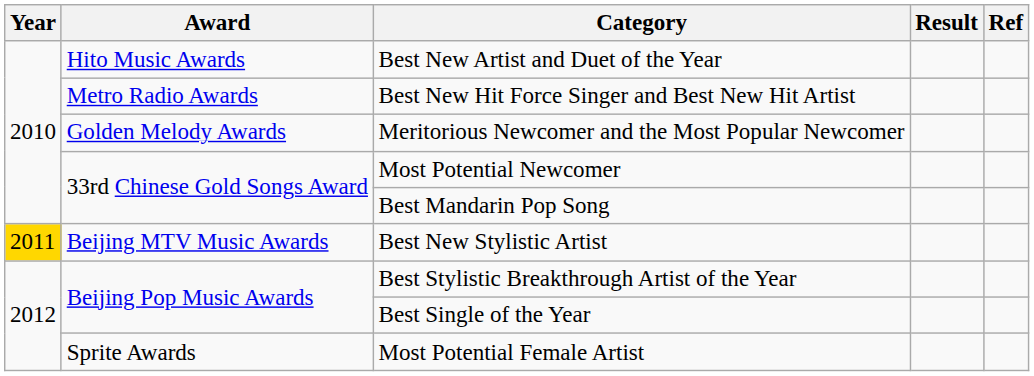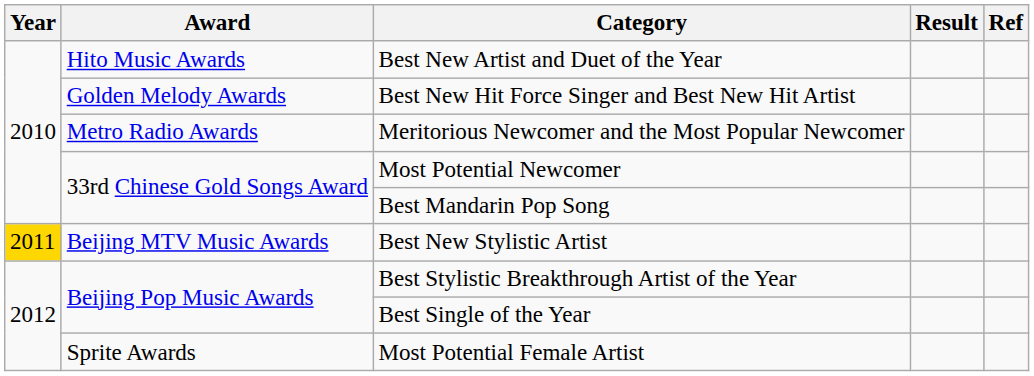(162, 95) Metro Radio Awards -> (176, 95) Golden Melody Awards
(176, 132) Golden Melody Awards -> (162, 132) Metro Radio Awards
